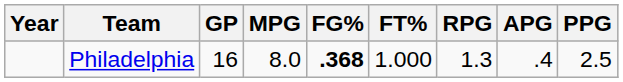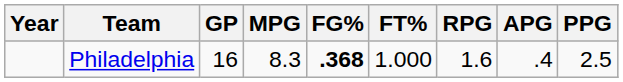(285, 59) 8.0 -> (285, 59) 8.3
(476, 59) 1.3 -> (476, 59) 1.6
